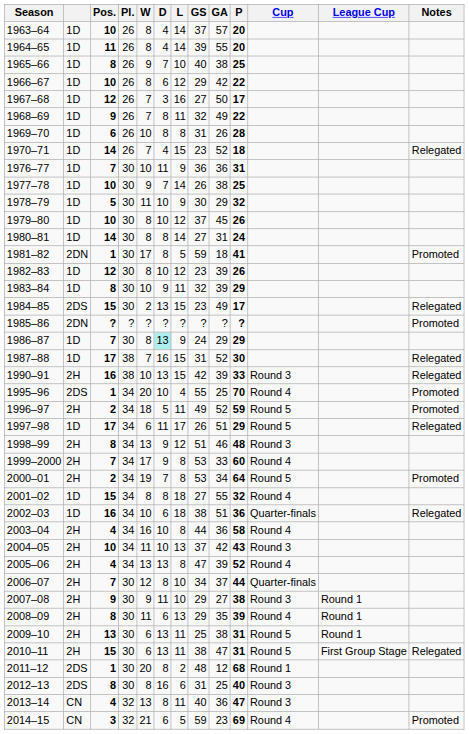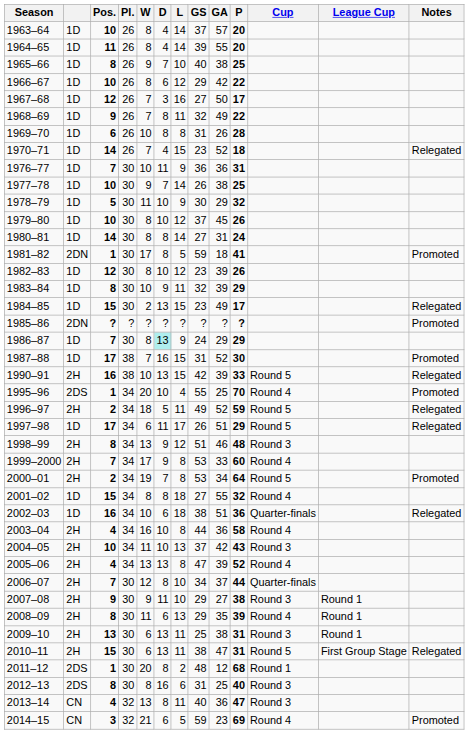(77, 306) 2DS -> (73, 306) 1D
(437, 358) Relegated -> (435, 358) Promoted
(271, 375) Round 3 -> (271, 375) Round 5
(435, 409) Promoted -> (437, 409) Relegated
(271, 634) Round 5 -> (271, 634) Round 3
